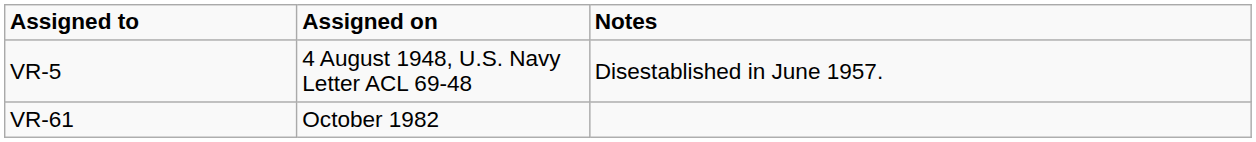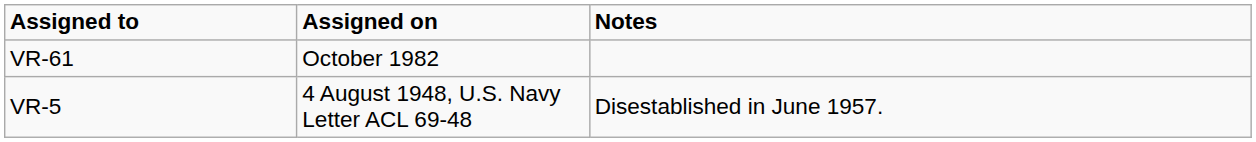rows swapped: (36, 70) <-> (42, 119)
